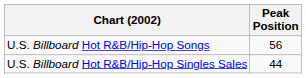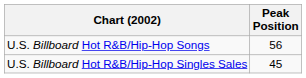(276, 63) 44 -> (276, 63) 45
